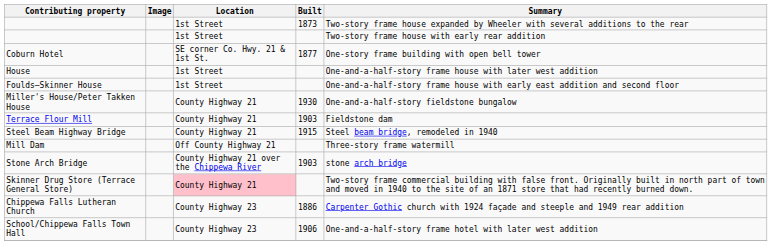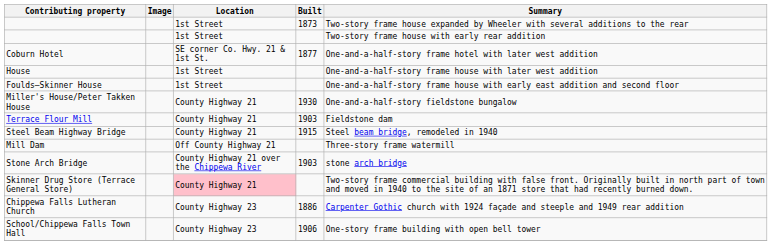(433, 54) One-story frame building with open bell tower -> (462, 54) One-and-a-half-story frame hotel with later west addition
(462, 229) One-and-a-half-story frame hotel with later west addition -> (433, 229) One-story frame building with open bell tower
